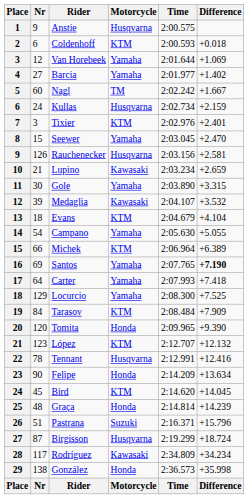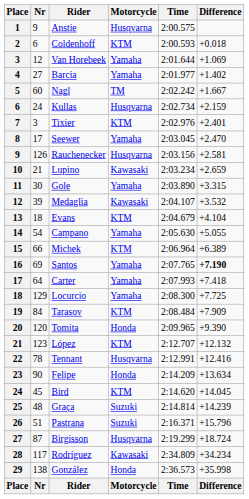(38, 138) 15 -> (38, 138) 17
(213, 296) +7.525 -> (213, 296) +7.725
(123, 407) Honda -> (124, 407) Suzuki
